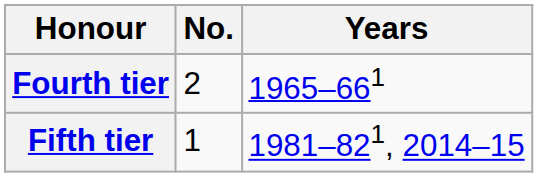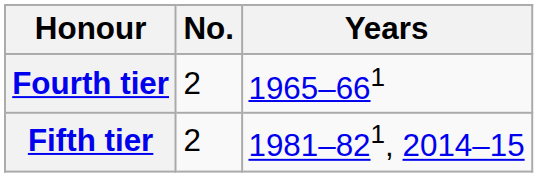(192, 141) 1 -> (192, 141) 2
